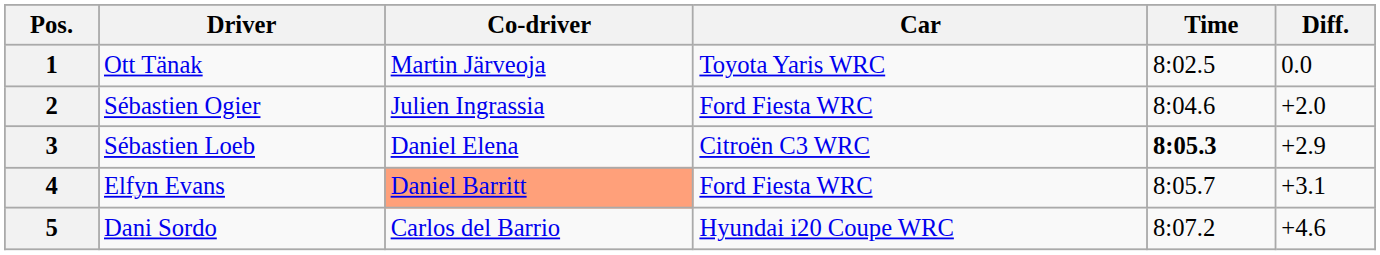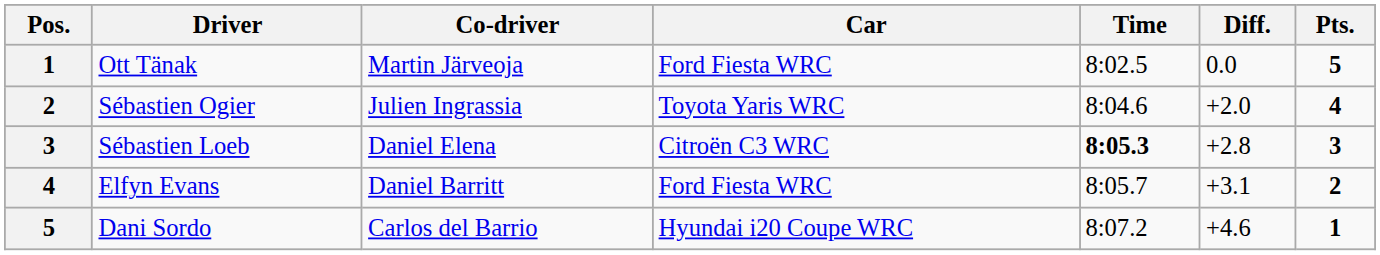+ column: (1335, 24)
(792, 65) Toyota Yaris WRC -> (745, 65) Ford Fiesta WRC
(786, 105) Ford Fiesta WRC -> (752, 105) Toyota Yaris WRC
(1304, 146) +2.9 -> (1228, 146) +2.8
(459, 186) lightsalmon background -> (436, 186) no background
